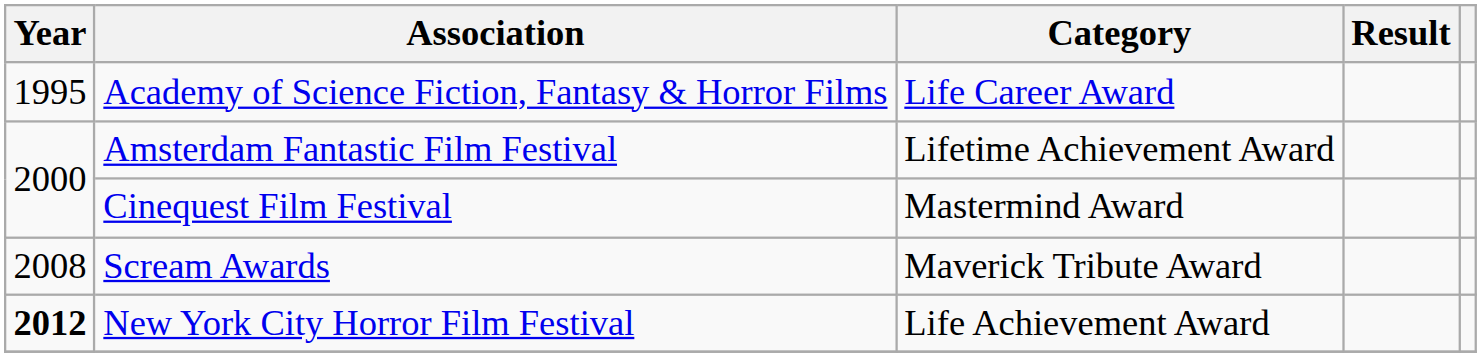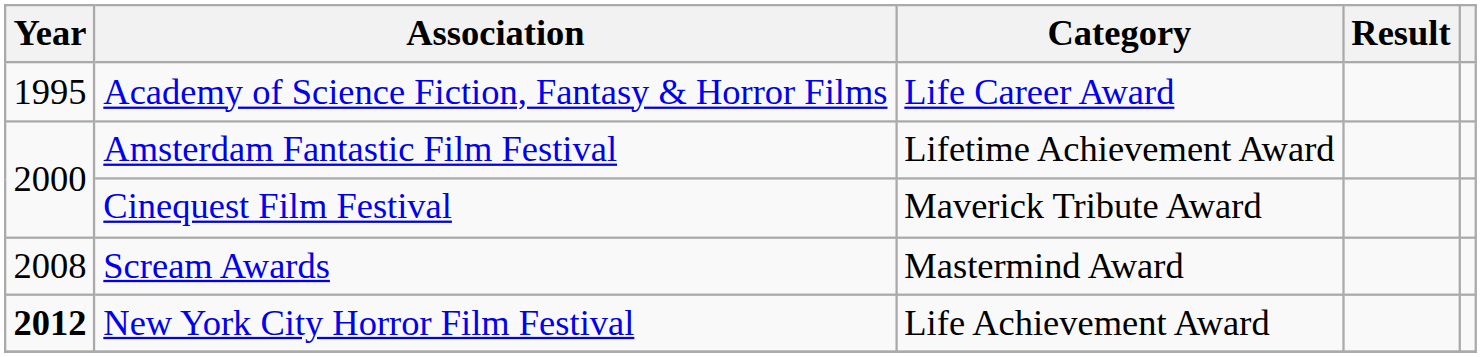(1044, 206) Mastermind Award -> (1083, 206) Maverick Tribute Award
(1083, 264) Maverick Tribute Award -> (1044, 264) Mastermind Award
